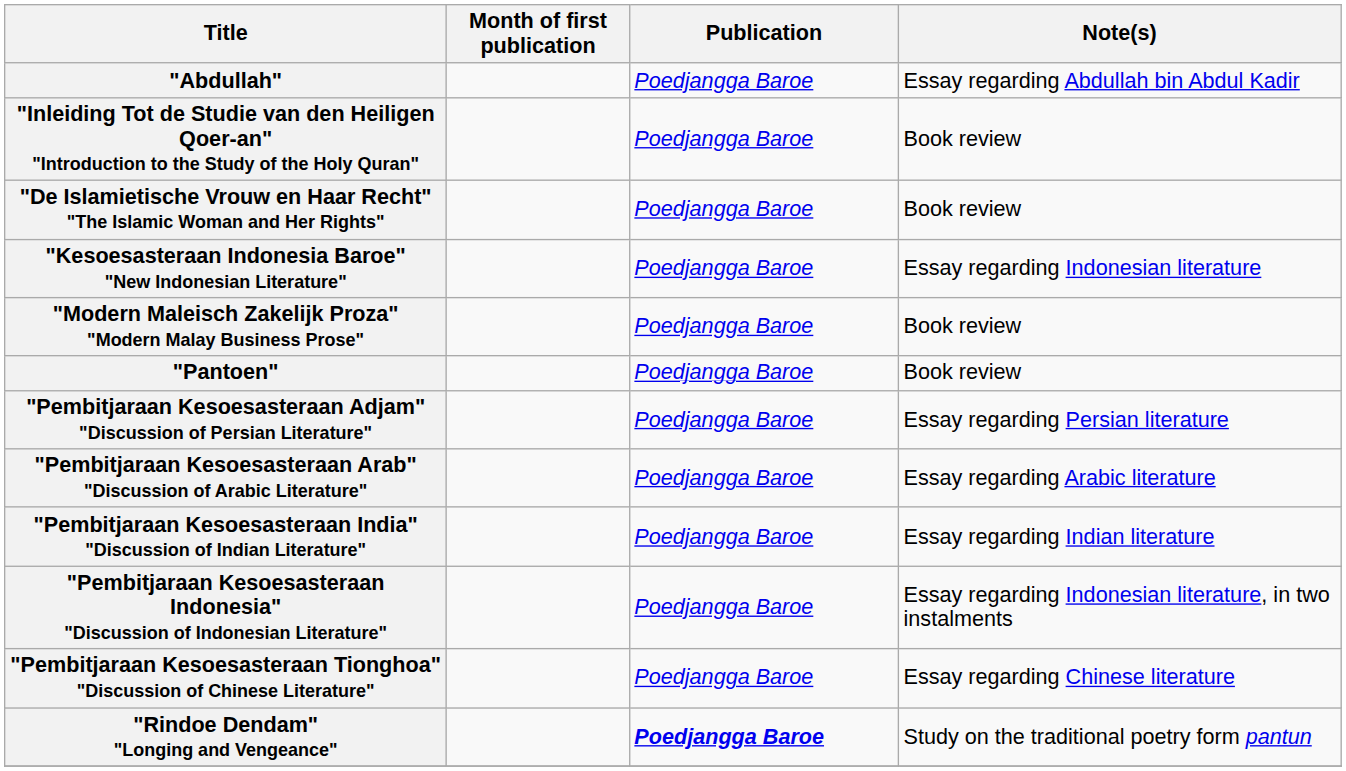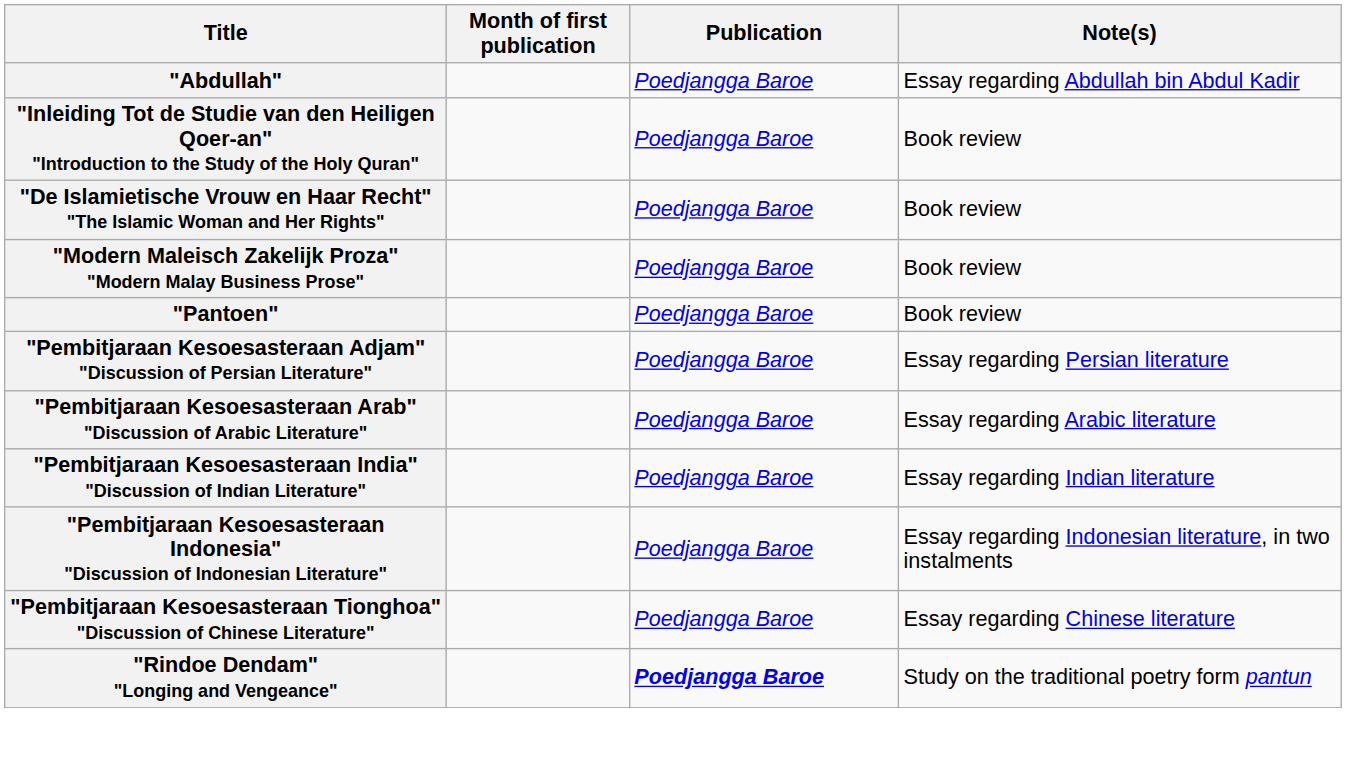- row: (226, 268)
